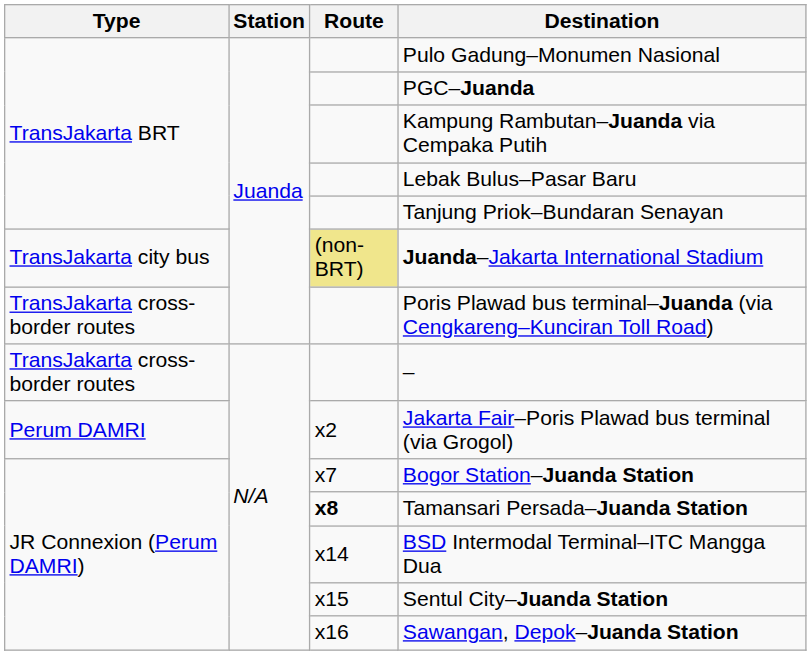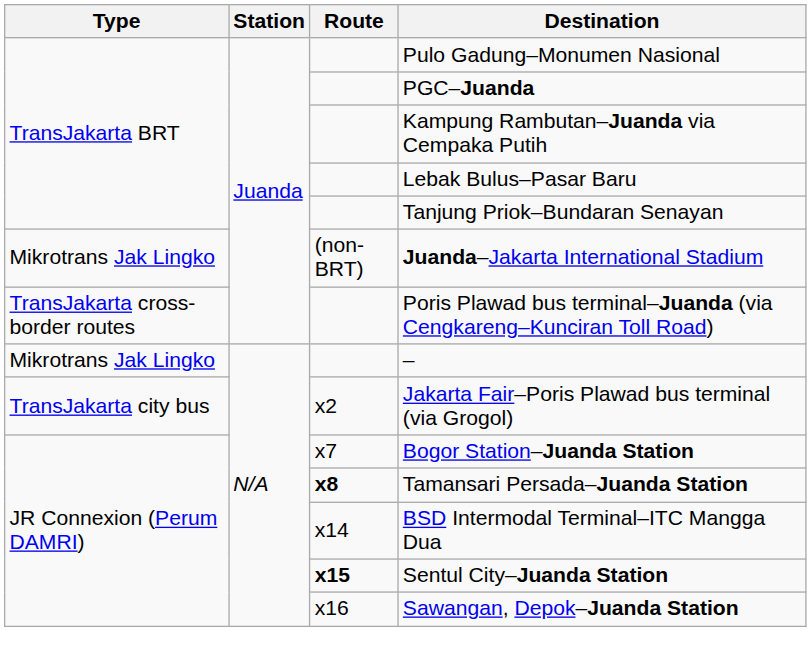(109, 257) TransJakarta city bus -> (112, 257) Mikrotrans Jak Lingko
(339, 257) khaki background -> (339, 257) no background
(102, 372) TransJakarta cross-border routes -> (112, 360) Mikrotrans Jak Lingko
(78, 429) Perum DAMRI -> (109, 405) TransJakarta city bus
(332, 599) normal -> (332, 575) bold
